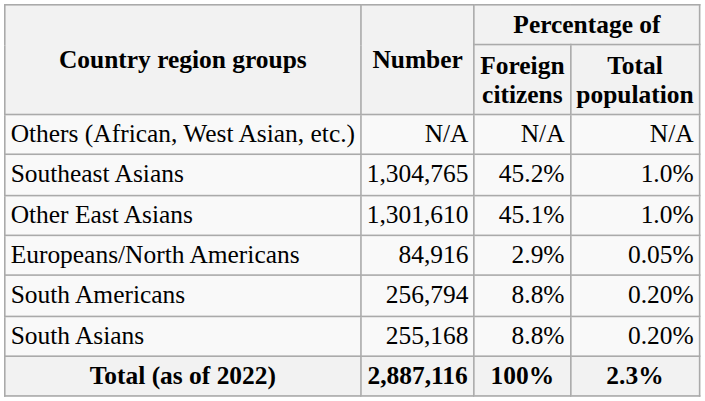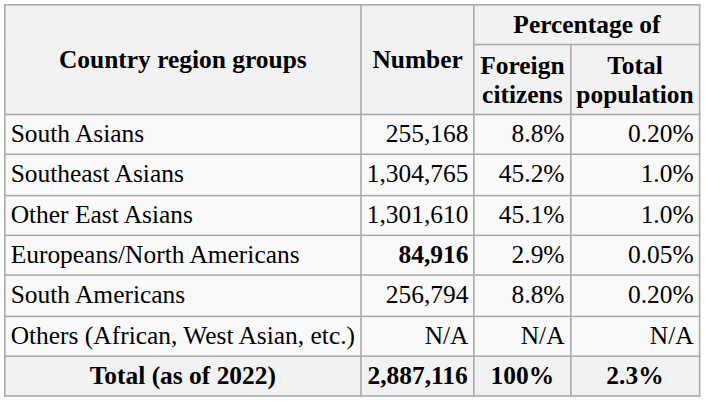rows swapped: (77, 335) <-> (183, 133)
(434, 255) normal -> (434, 255) bold
